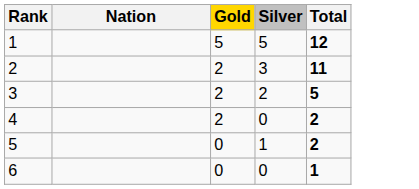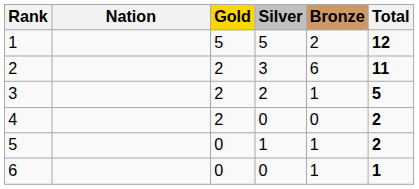+ column: (337, 17)
